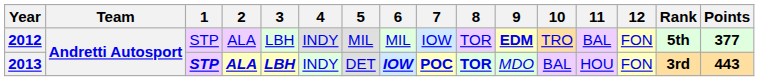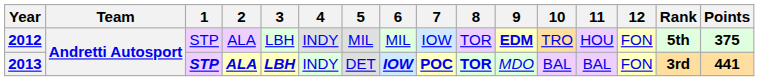(597, 40) BAL -> (597, 40) HOU
(727, 40) 377 -> (727, 40) 375
(597, 64) HOU -> (597, 64) BAL
(727, 64) 443 -> (727, 64) 441
